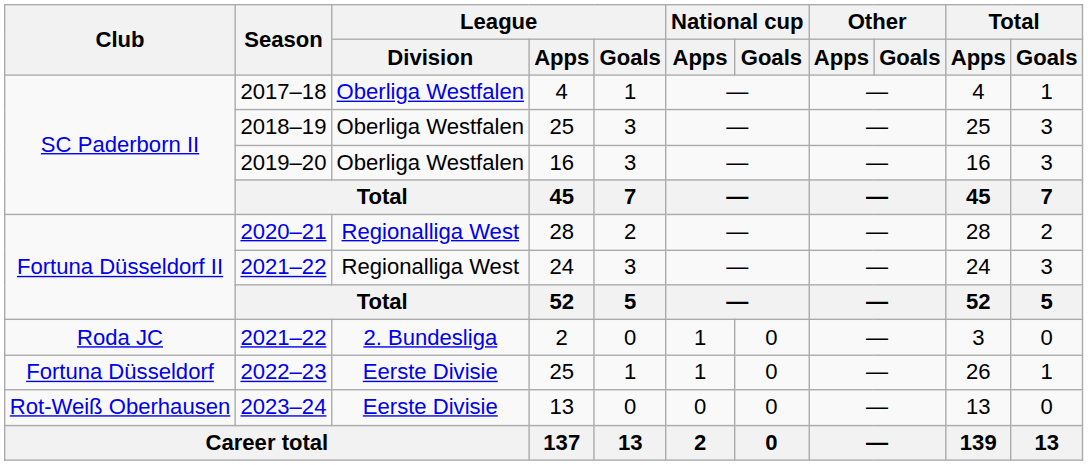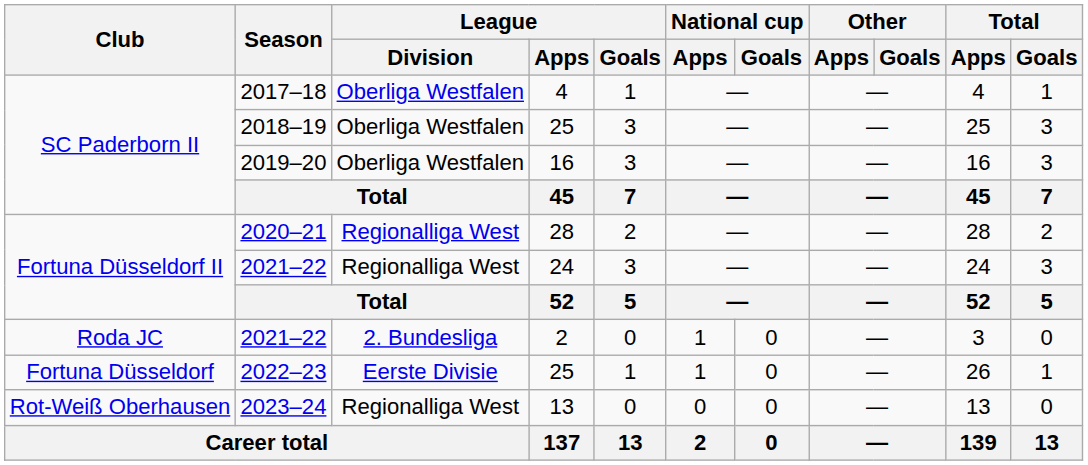(430, 407) Eerste Divisie -> (430, 407) Regionalliga West
